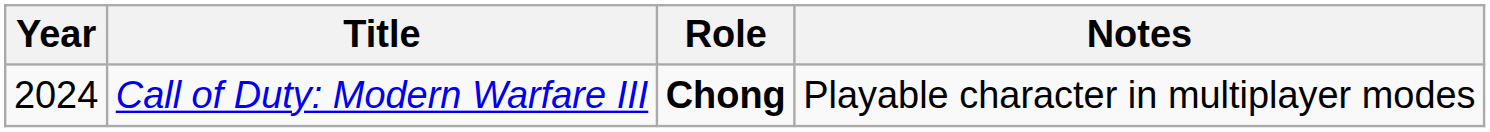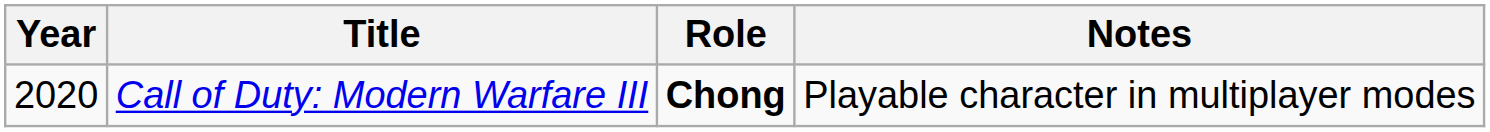(56, 94) 2024 -> (56, 94) 2020
